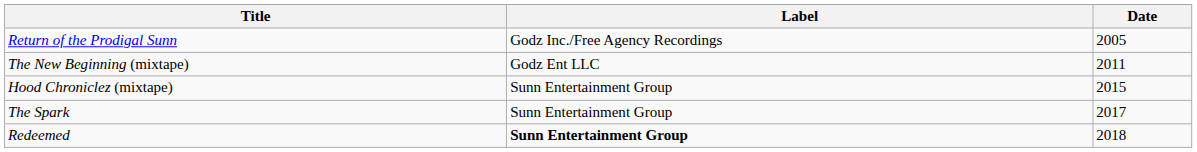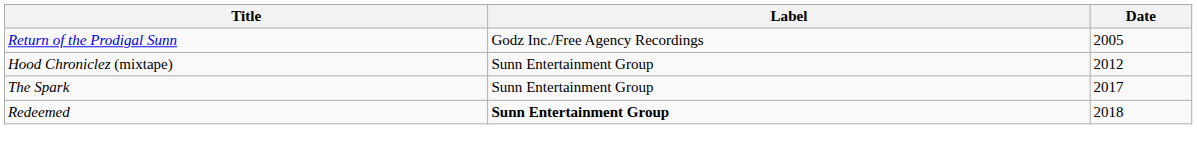- row: (98, 64)
(1111, 87) 2015 -> (1108, 64) 2012
